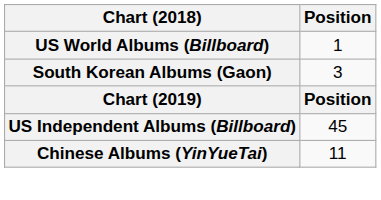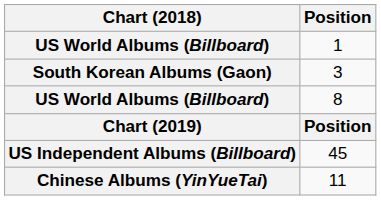+ row: (338, 99)
